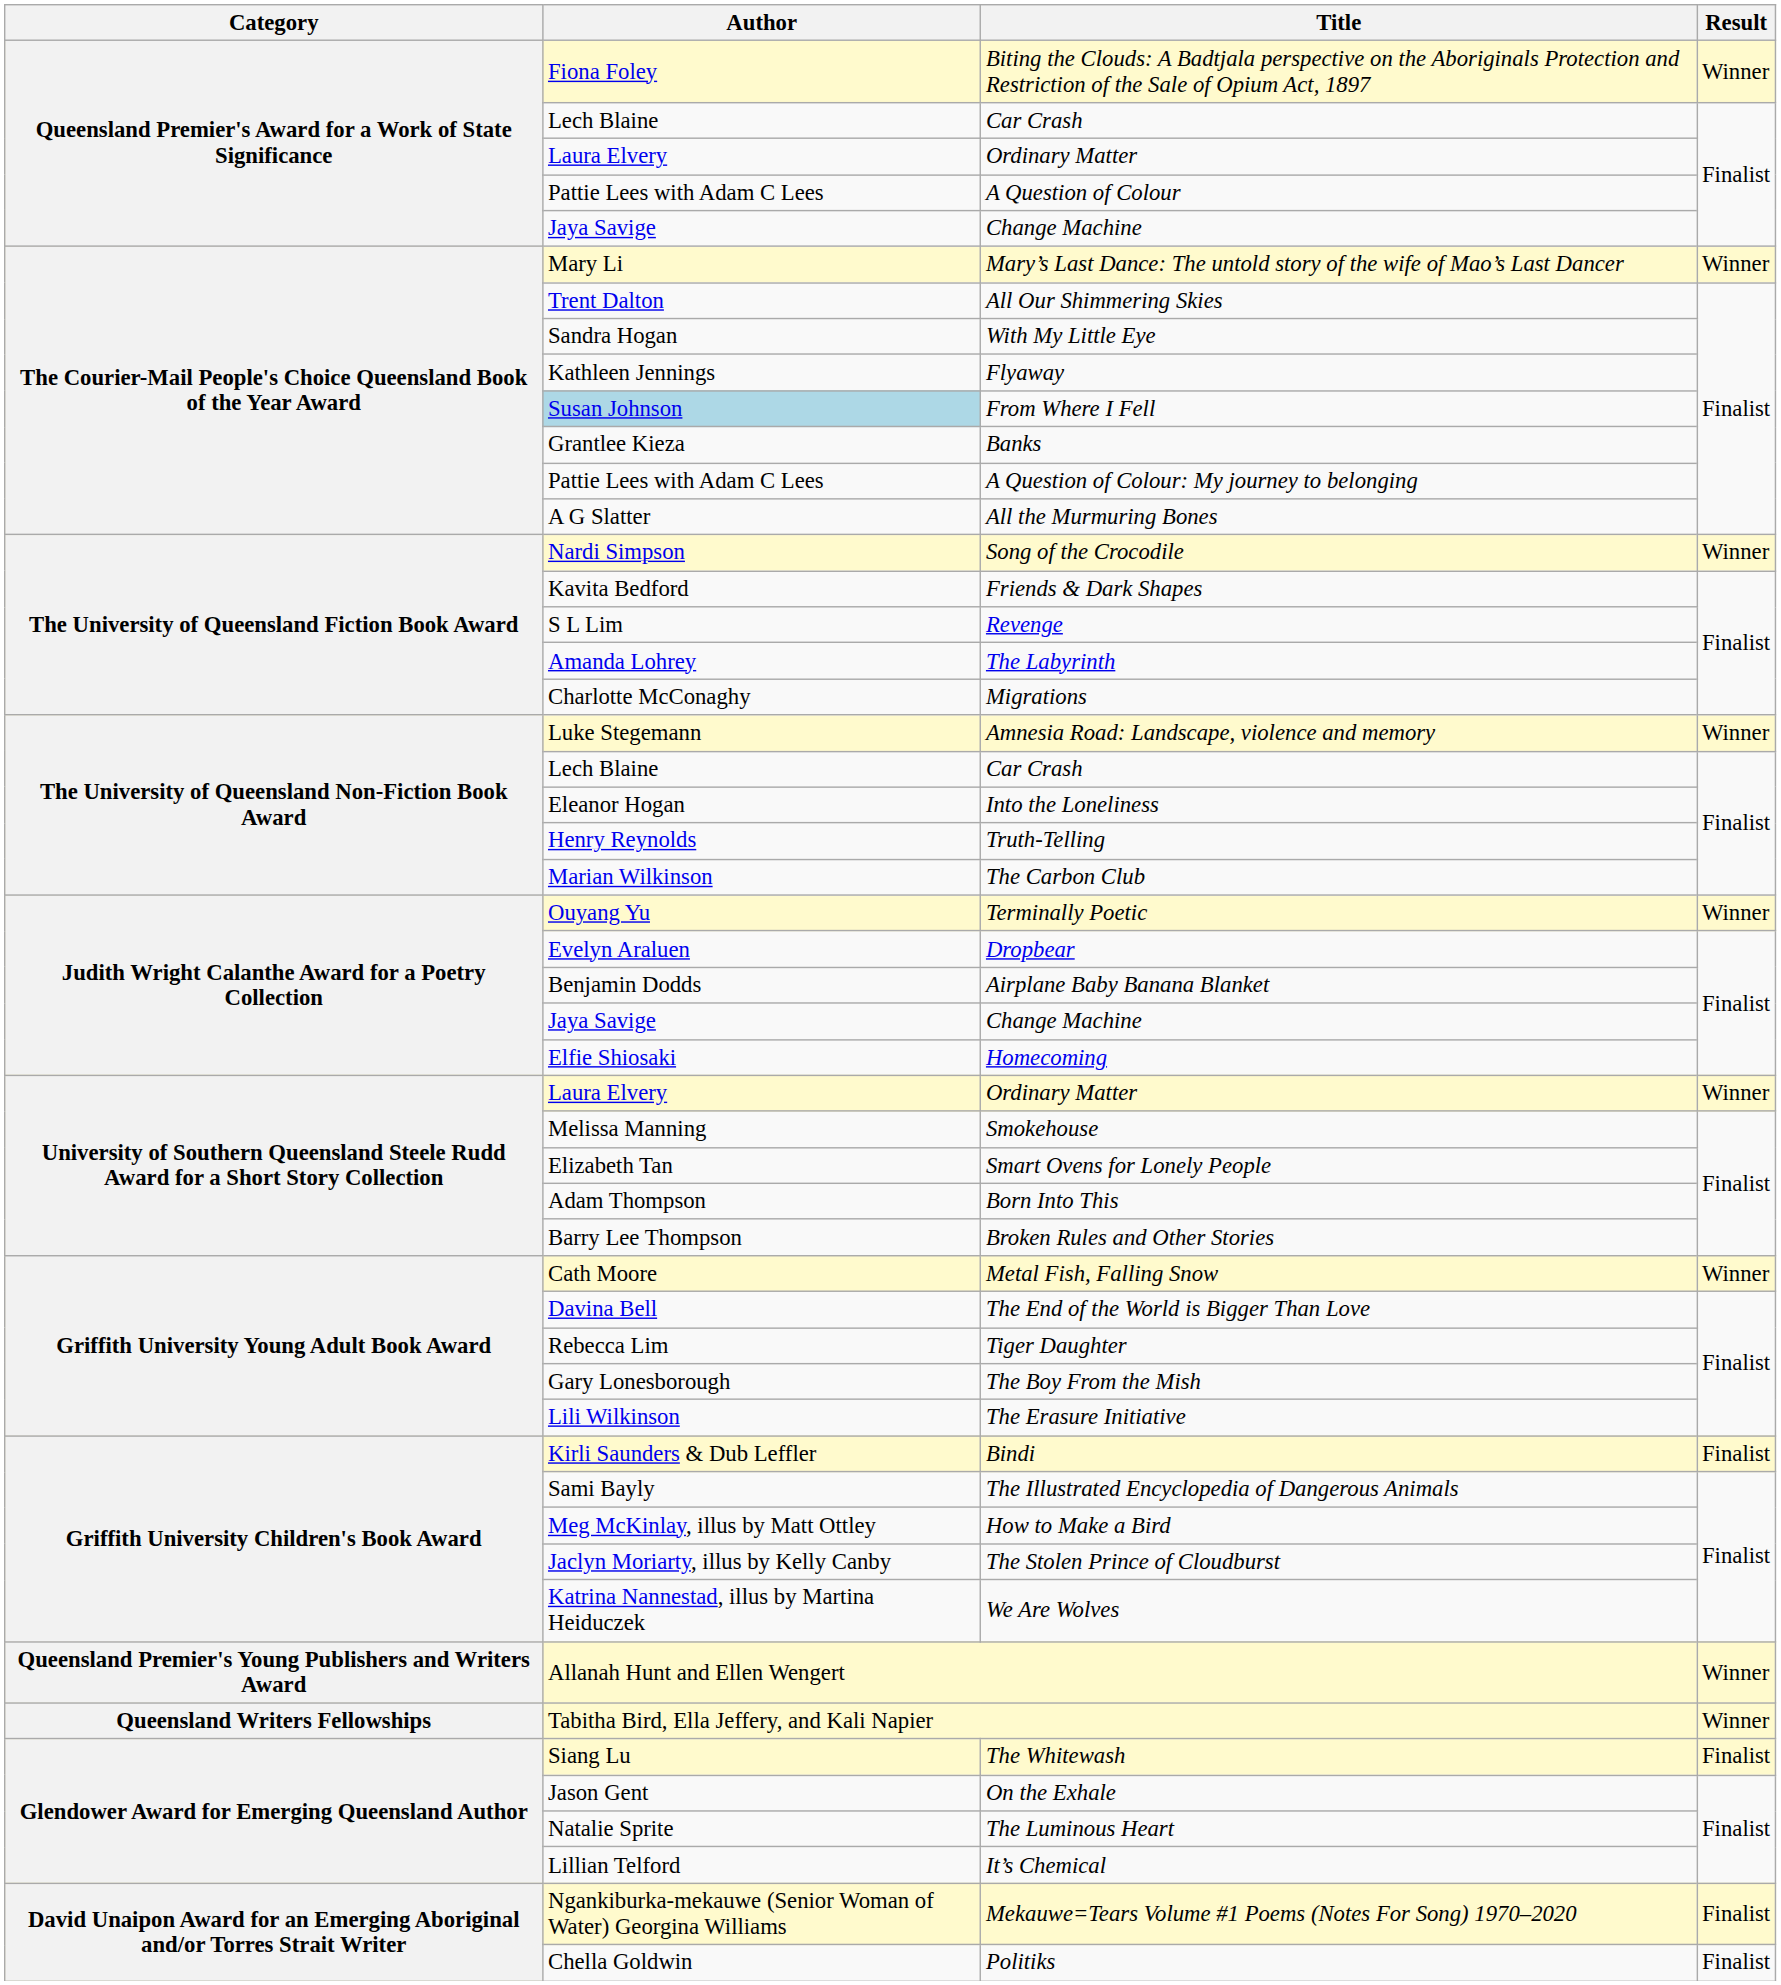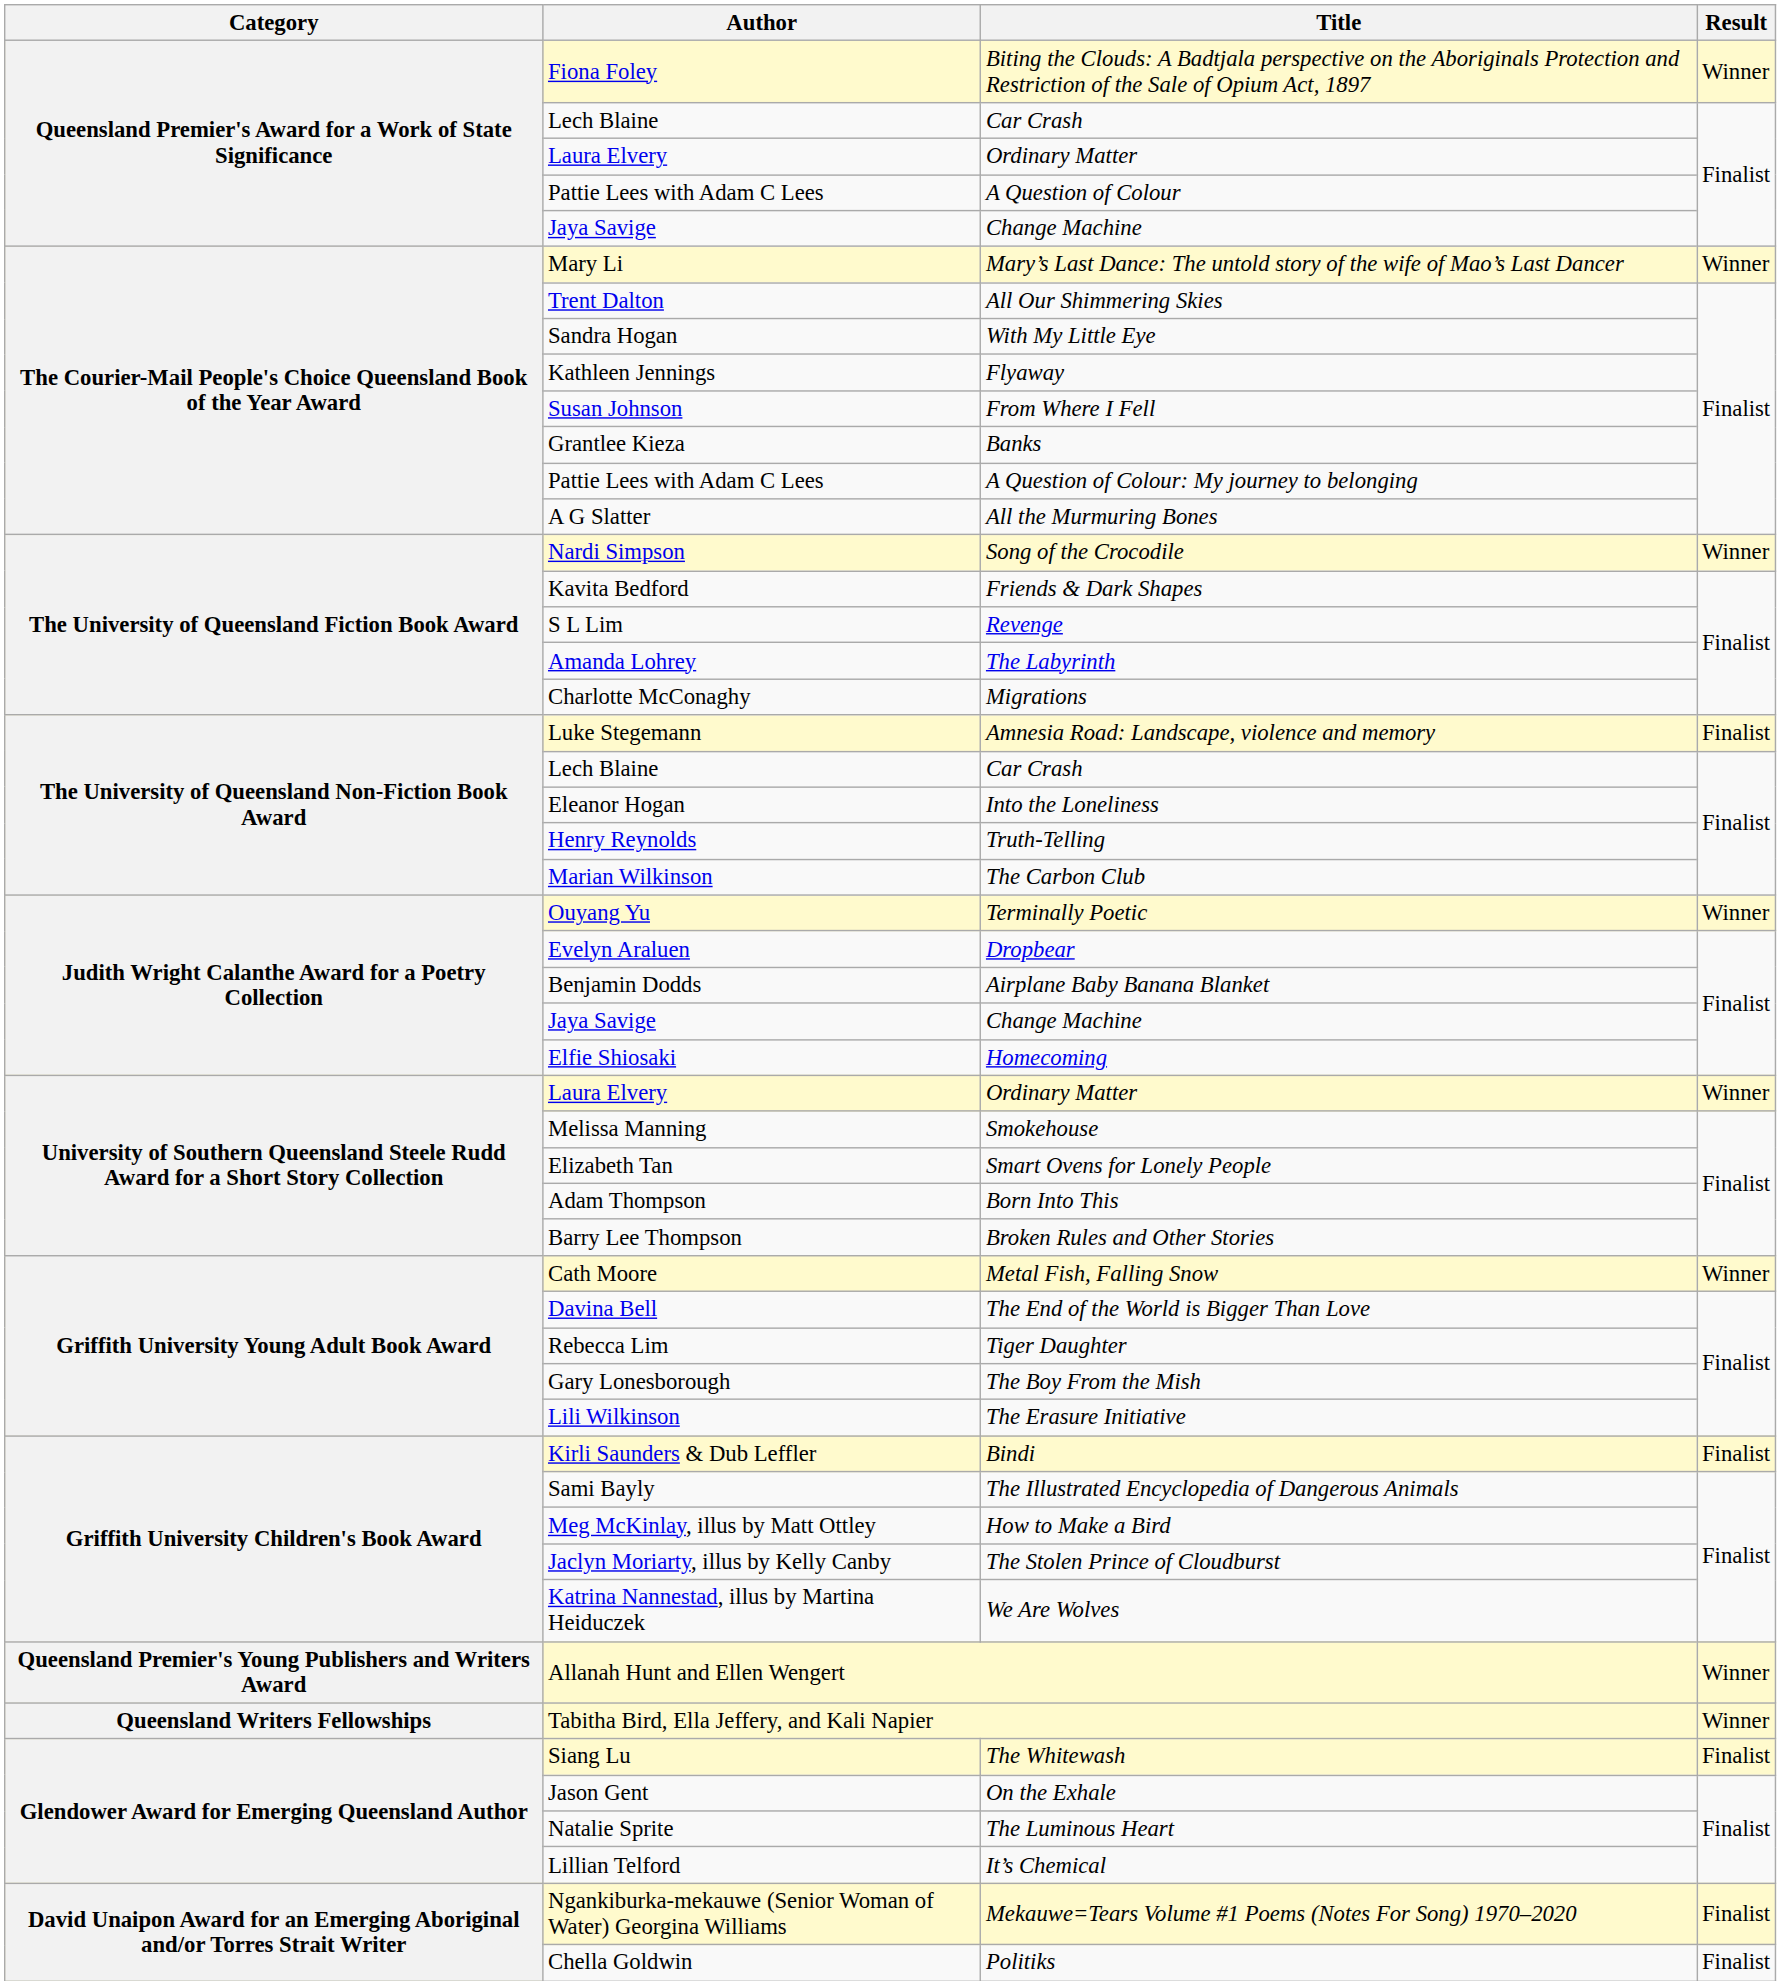(615, 408) lightblue background -> (615, 408) no background
(1736, 732) Winner -> (1736, 732) Finalist
